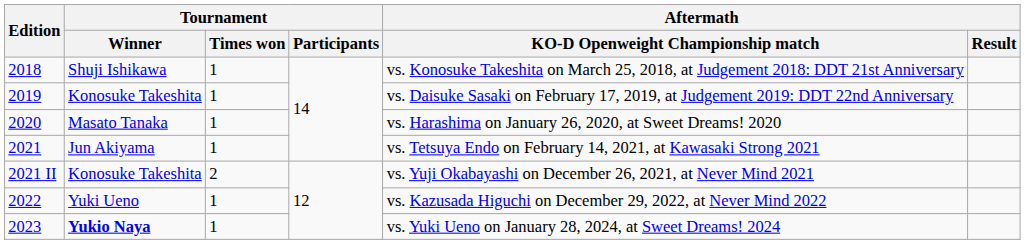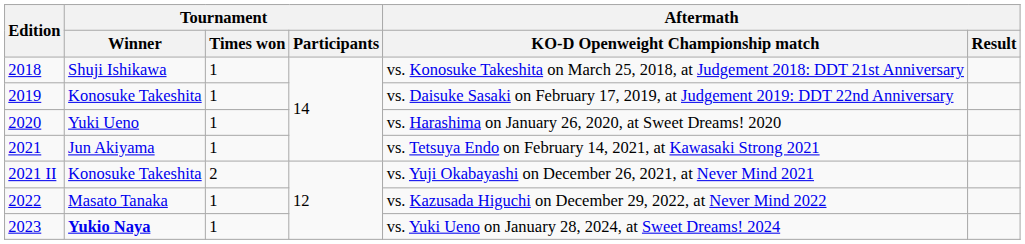(118, 122) Masato Tanaka -> (104, 122) Yuki Ueno
(104, 200) Yuki Ueno -> (118, 200) Masato Tanaka
